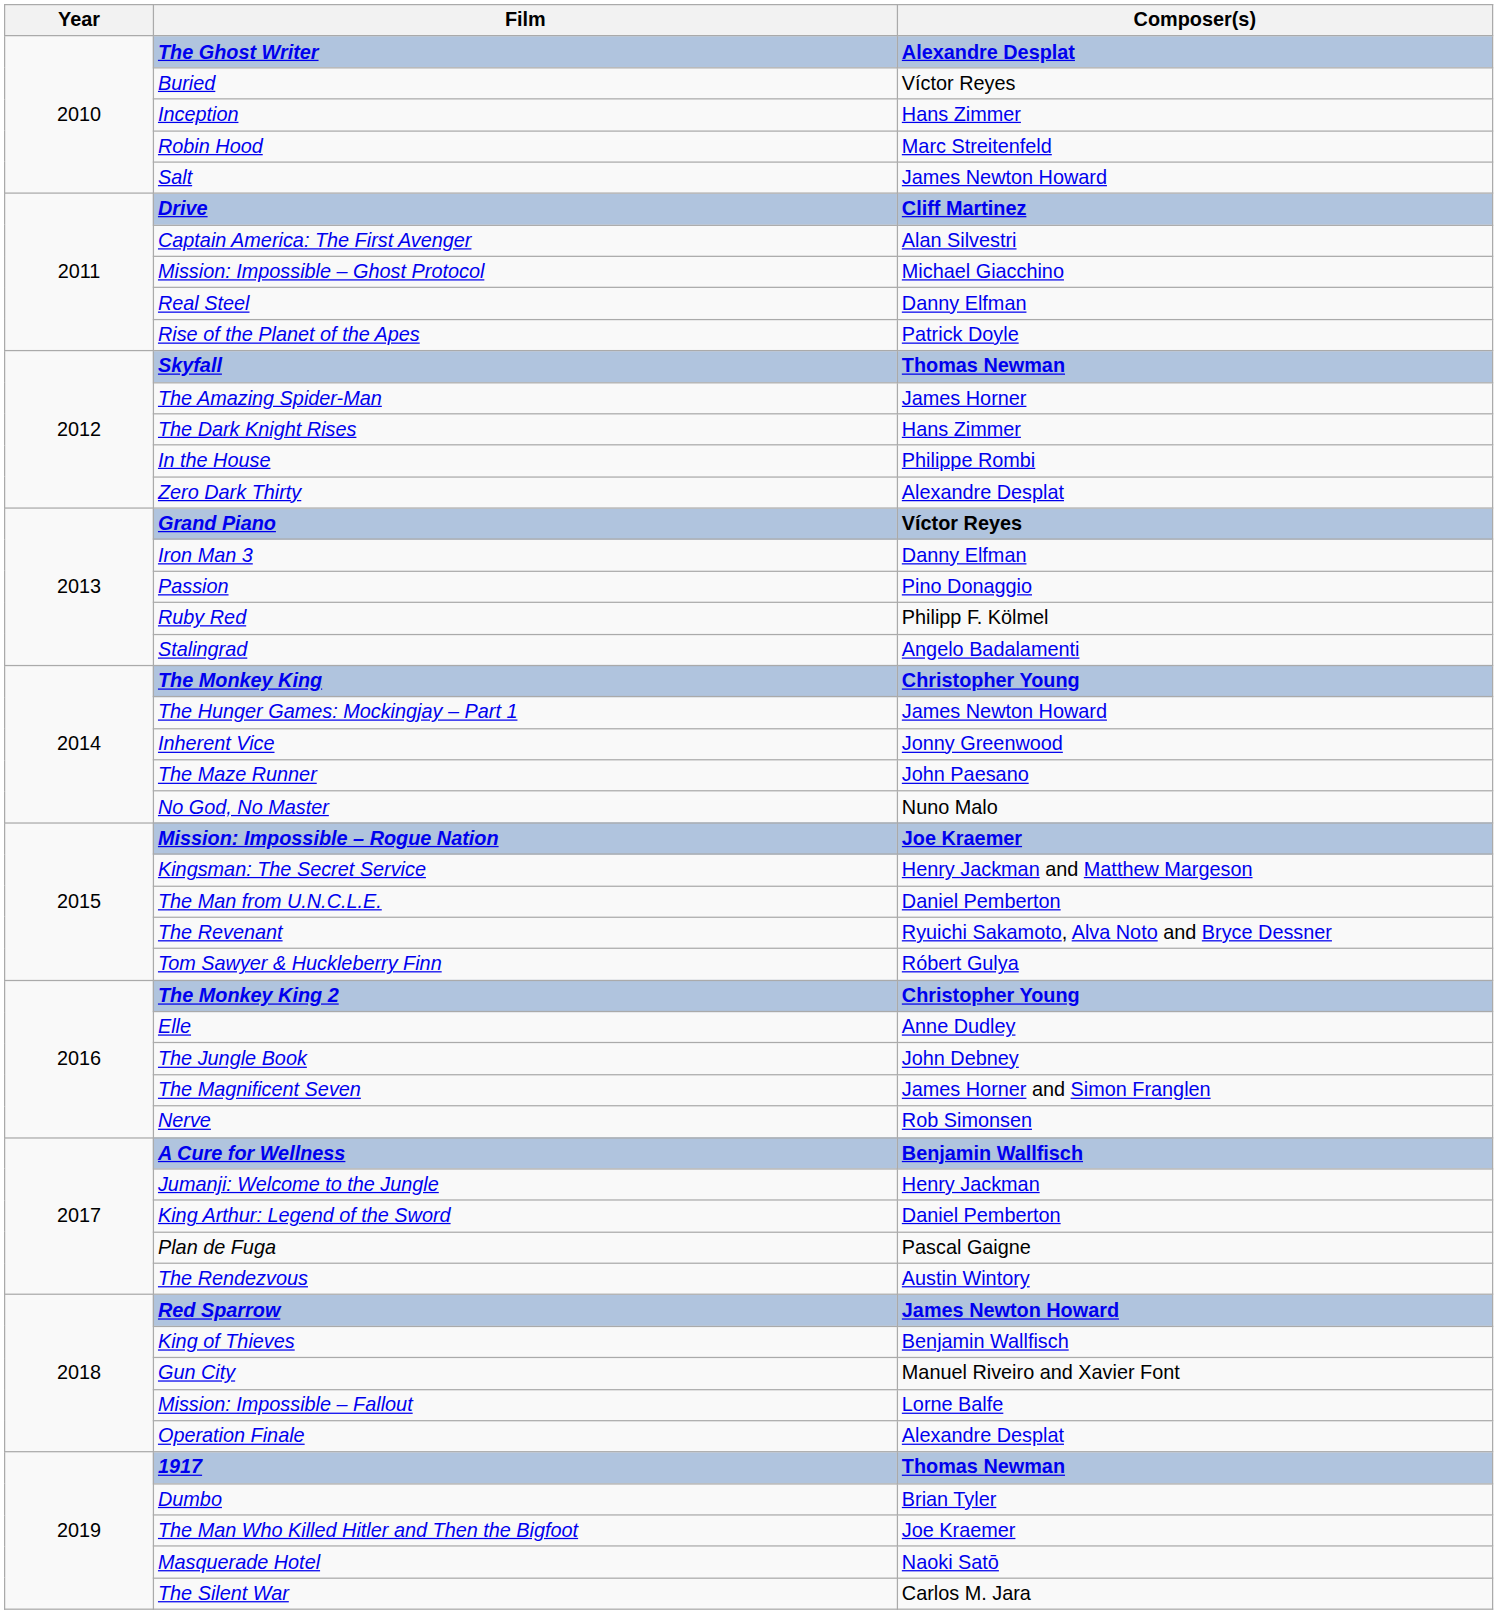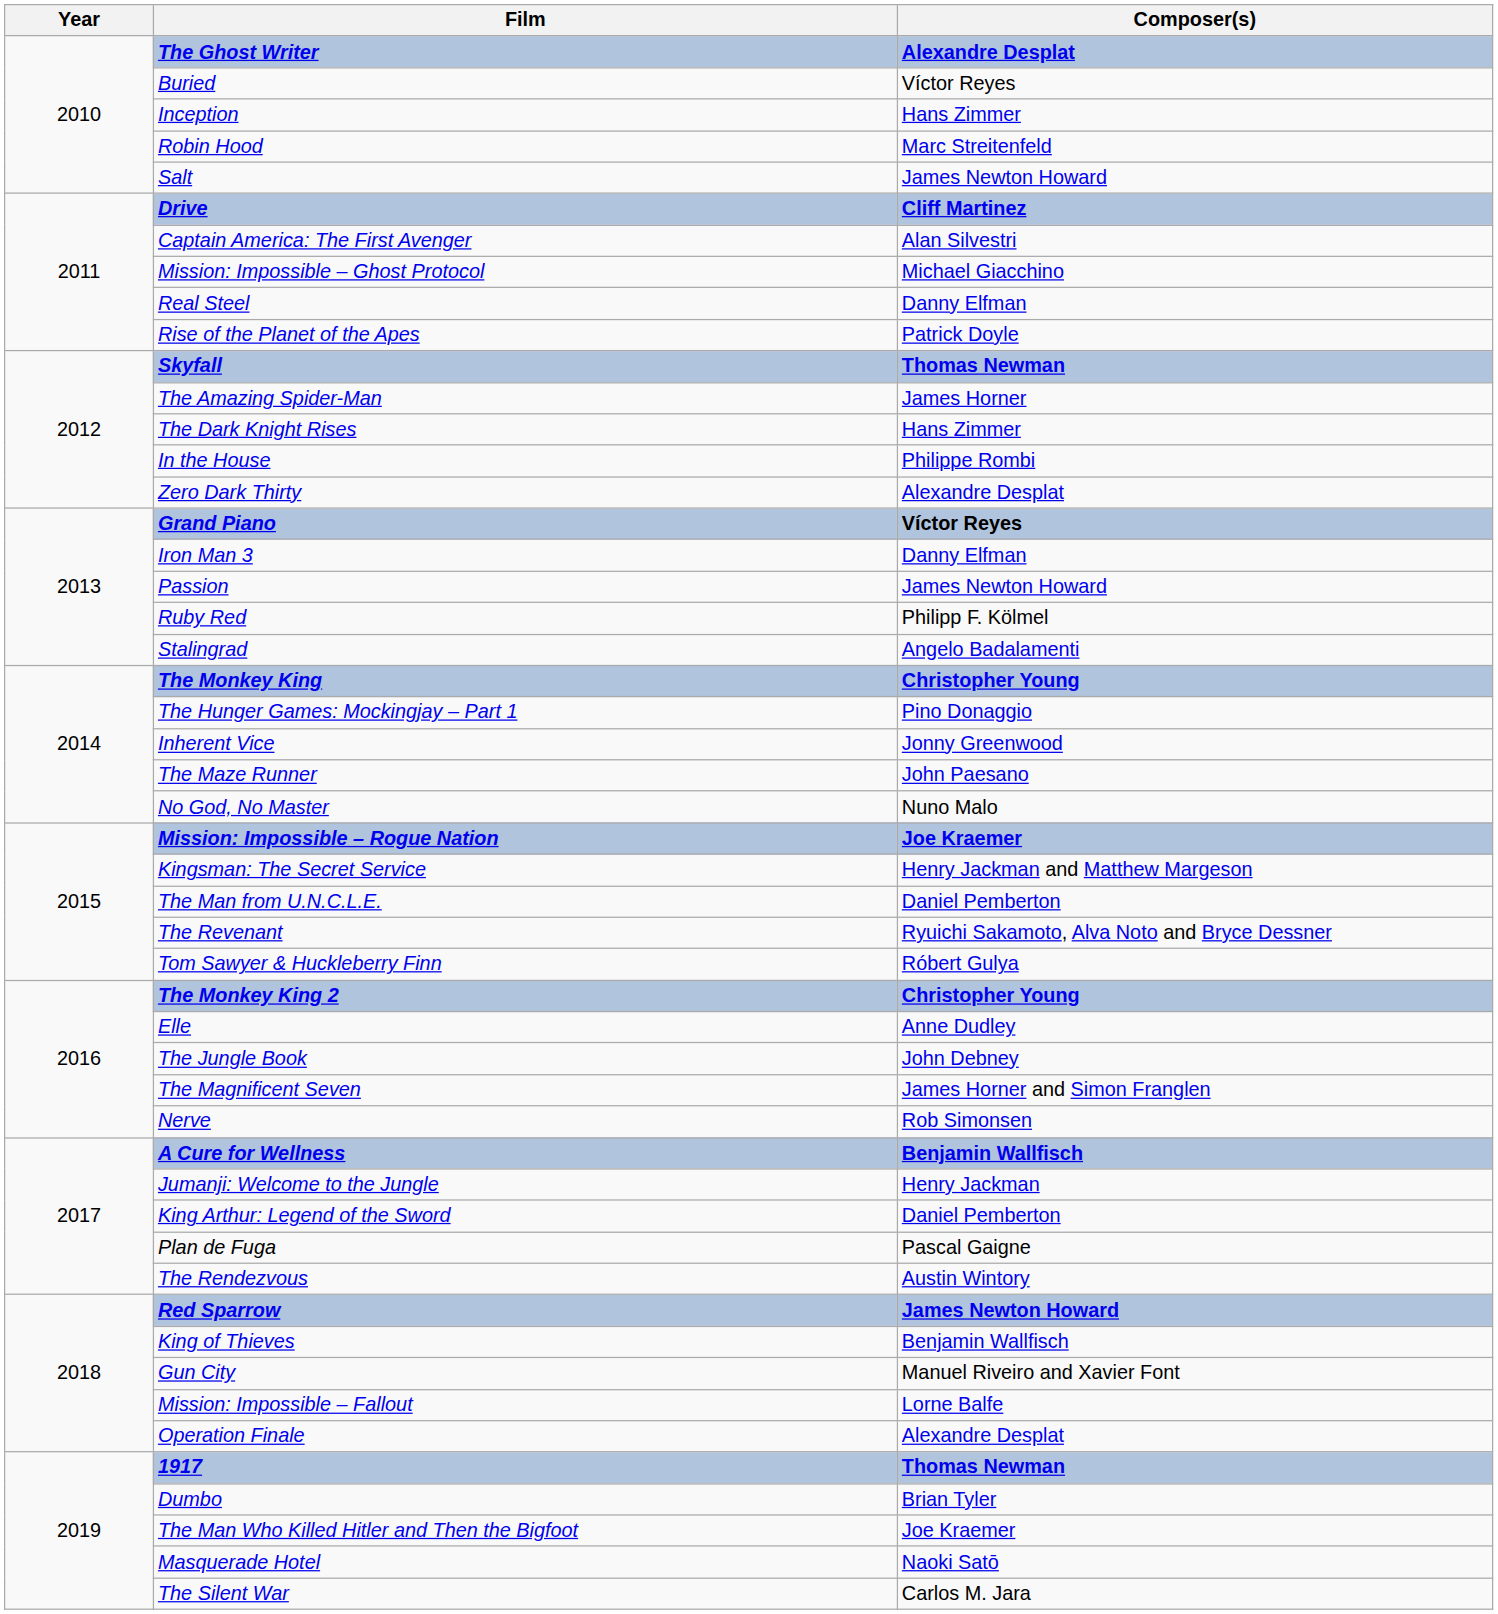(967, 586) Pino Donaggio -> (1004, 586) James Newton Howard
(1004, 712) James Newton Howard -> (967, 712) Pino Donaggio
